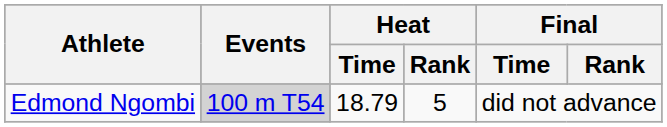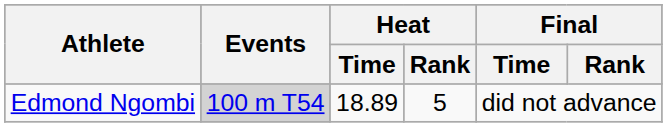(367, 103) 18.79 -> (367, 103) 18.89
